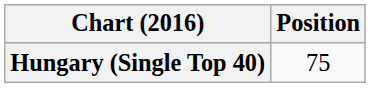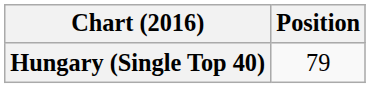(318, 62) 75 -> (318, 62) 79
